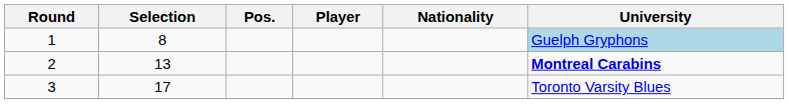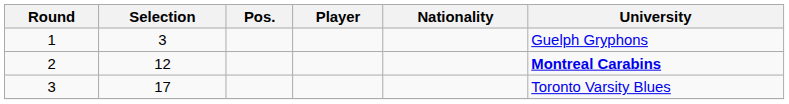(162, 40) 8 -> (162, 40) 3
(590, 40) lightblue background -> (590, 40) no background
(162, 64) 13 -> (162, 64) 12
